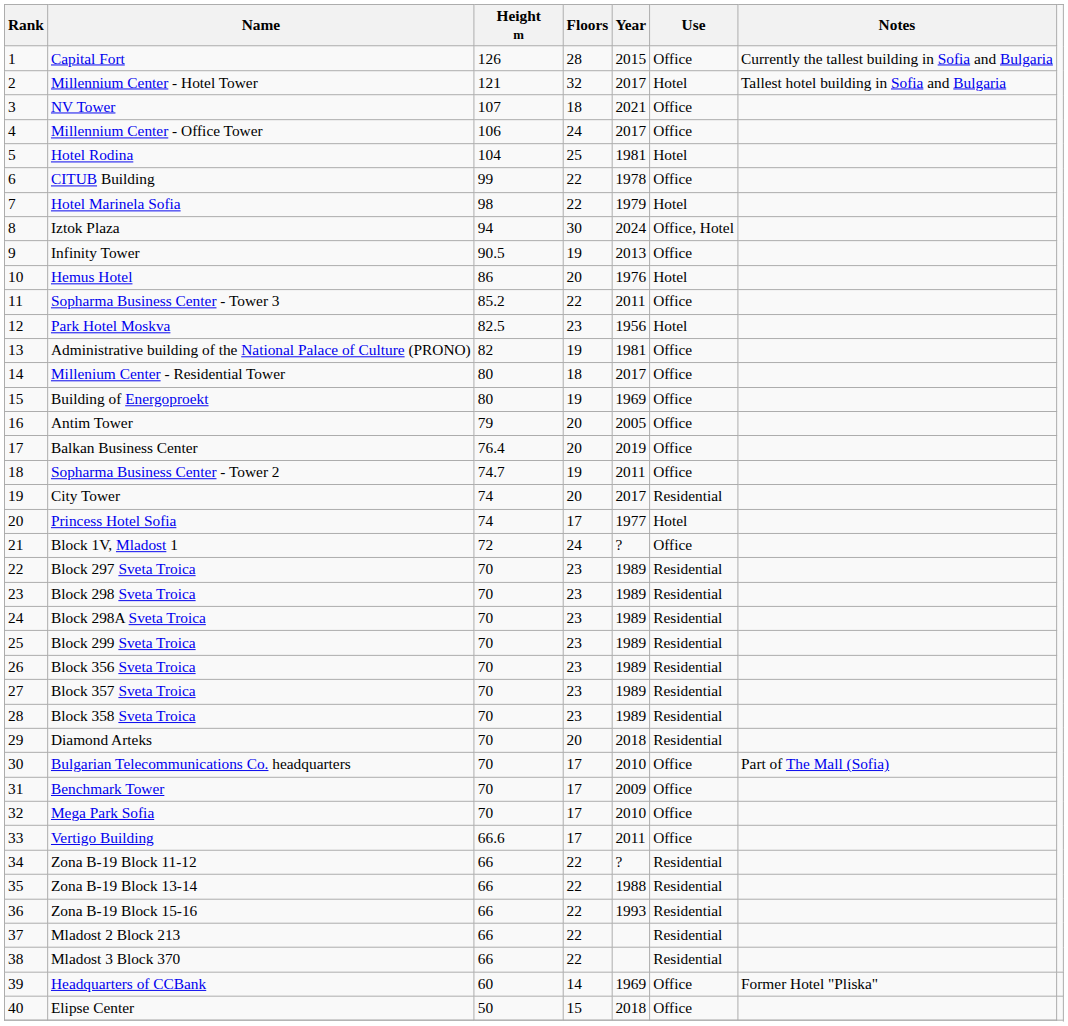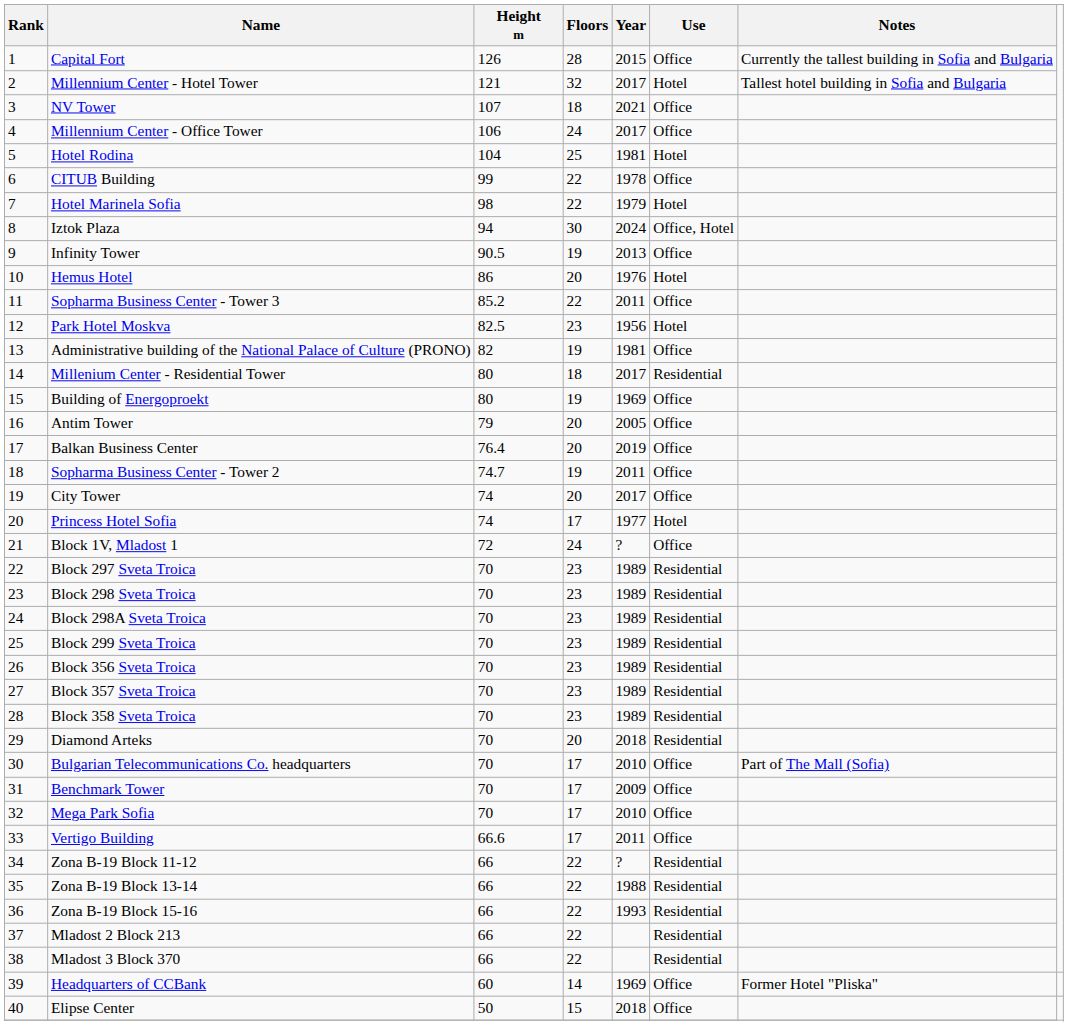(673, 374) Office -> (688, 374) Residential
(688, 496) Residential -> (673, 496) Office
